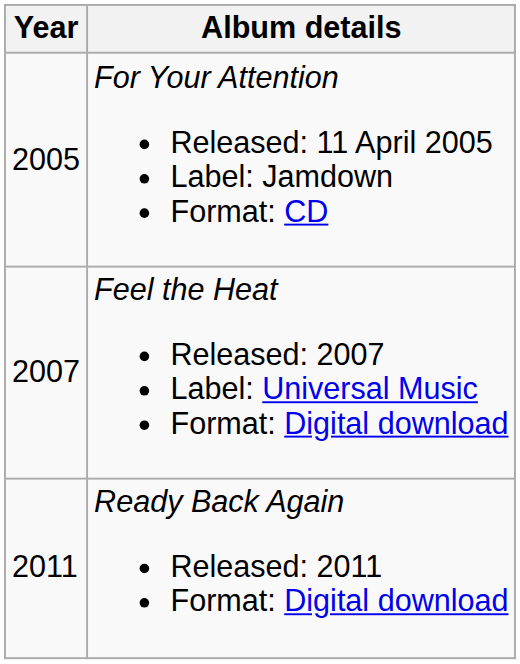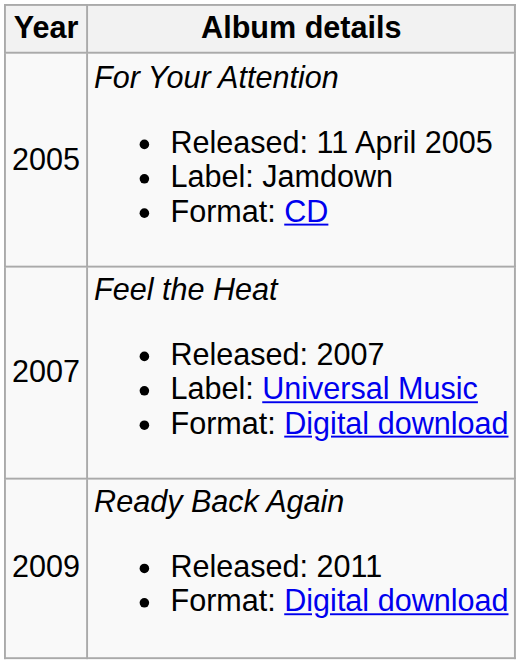(45, 567) 2011 -> (46, 567) 2009
